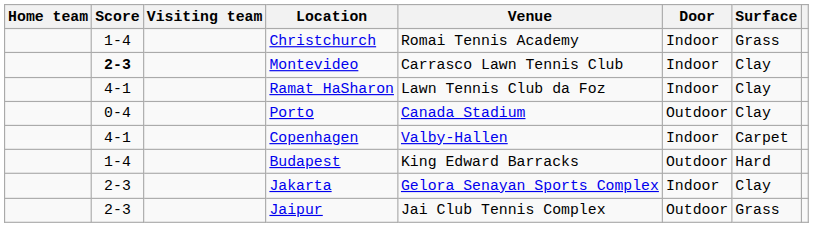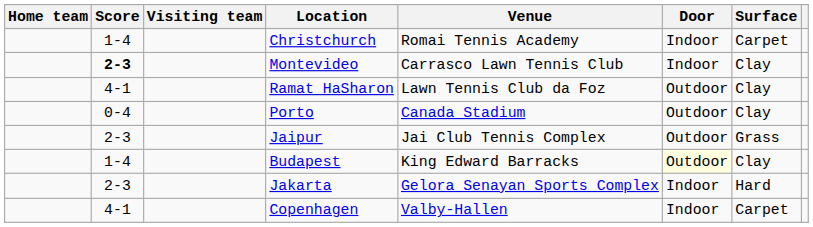(757, 41) Grass -> (762, 41) Carpet
(693, 89) Indoor -> (697, 89) Outdoor
rows swapped: (314, 137) <-> (296, 210)
(697, 162) no background -> (697, 162) lightyellow background
(753, 162) Hard -> (753, 162) Clay
(753, 186) Clay -> (753, 186) Hard
